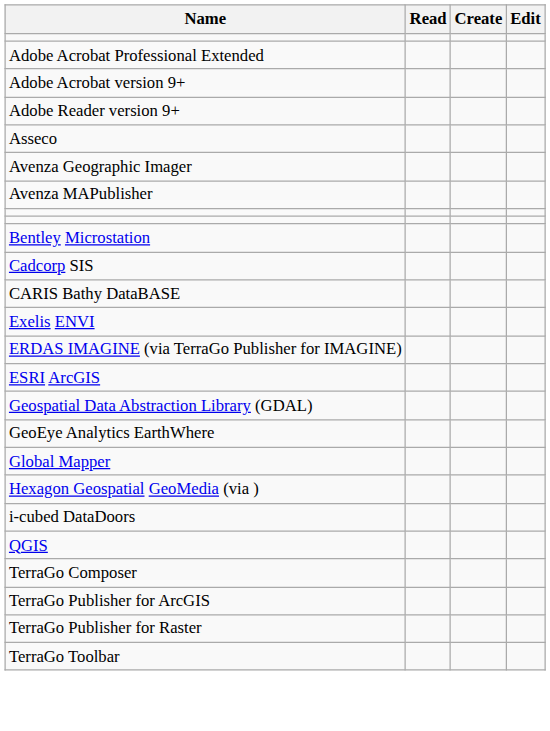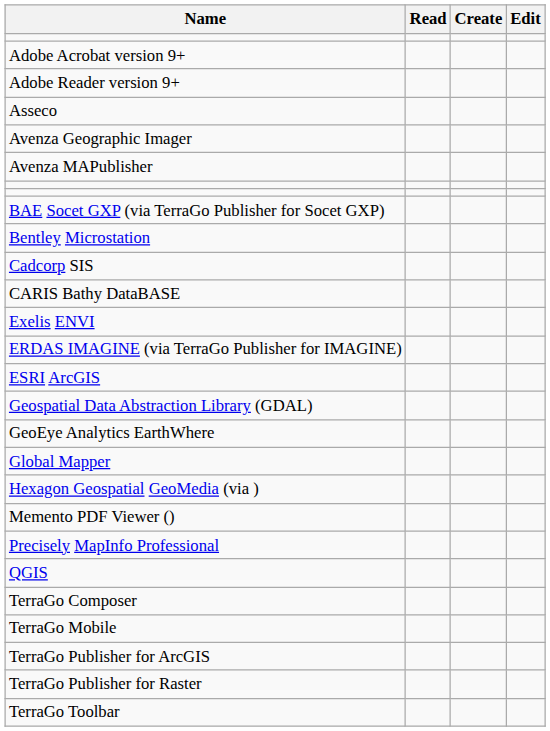- row: (136, 54)
+ row: (197, 210)
- row: (72, 516)
+ row: (92, 516)
+ row: (114, 544)
+ row: (63, 628)
